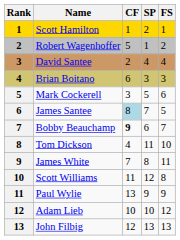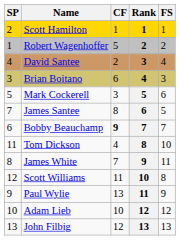columns swapped: (19, 12) <-> (150, 12)
(128, 111) lightblue background -> (116, 111) no background
